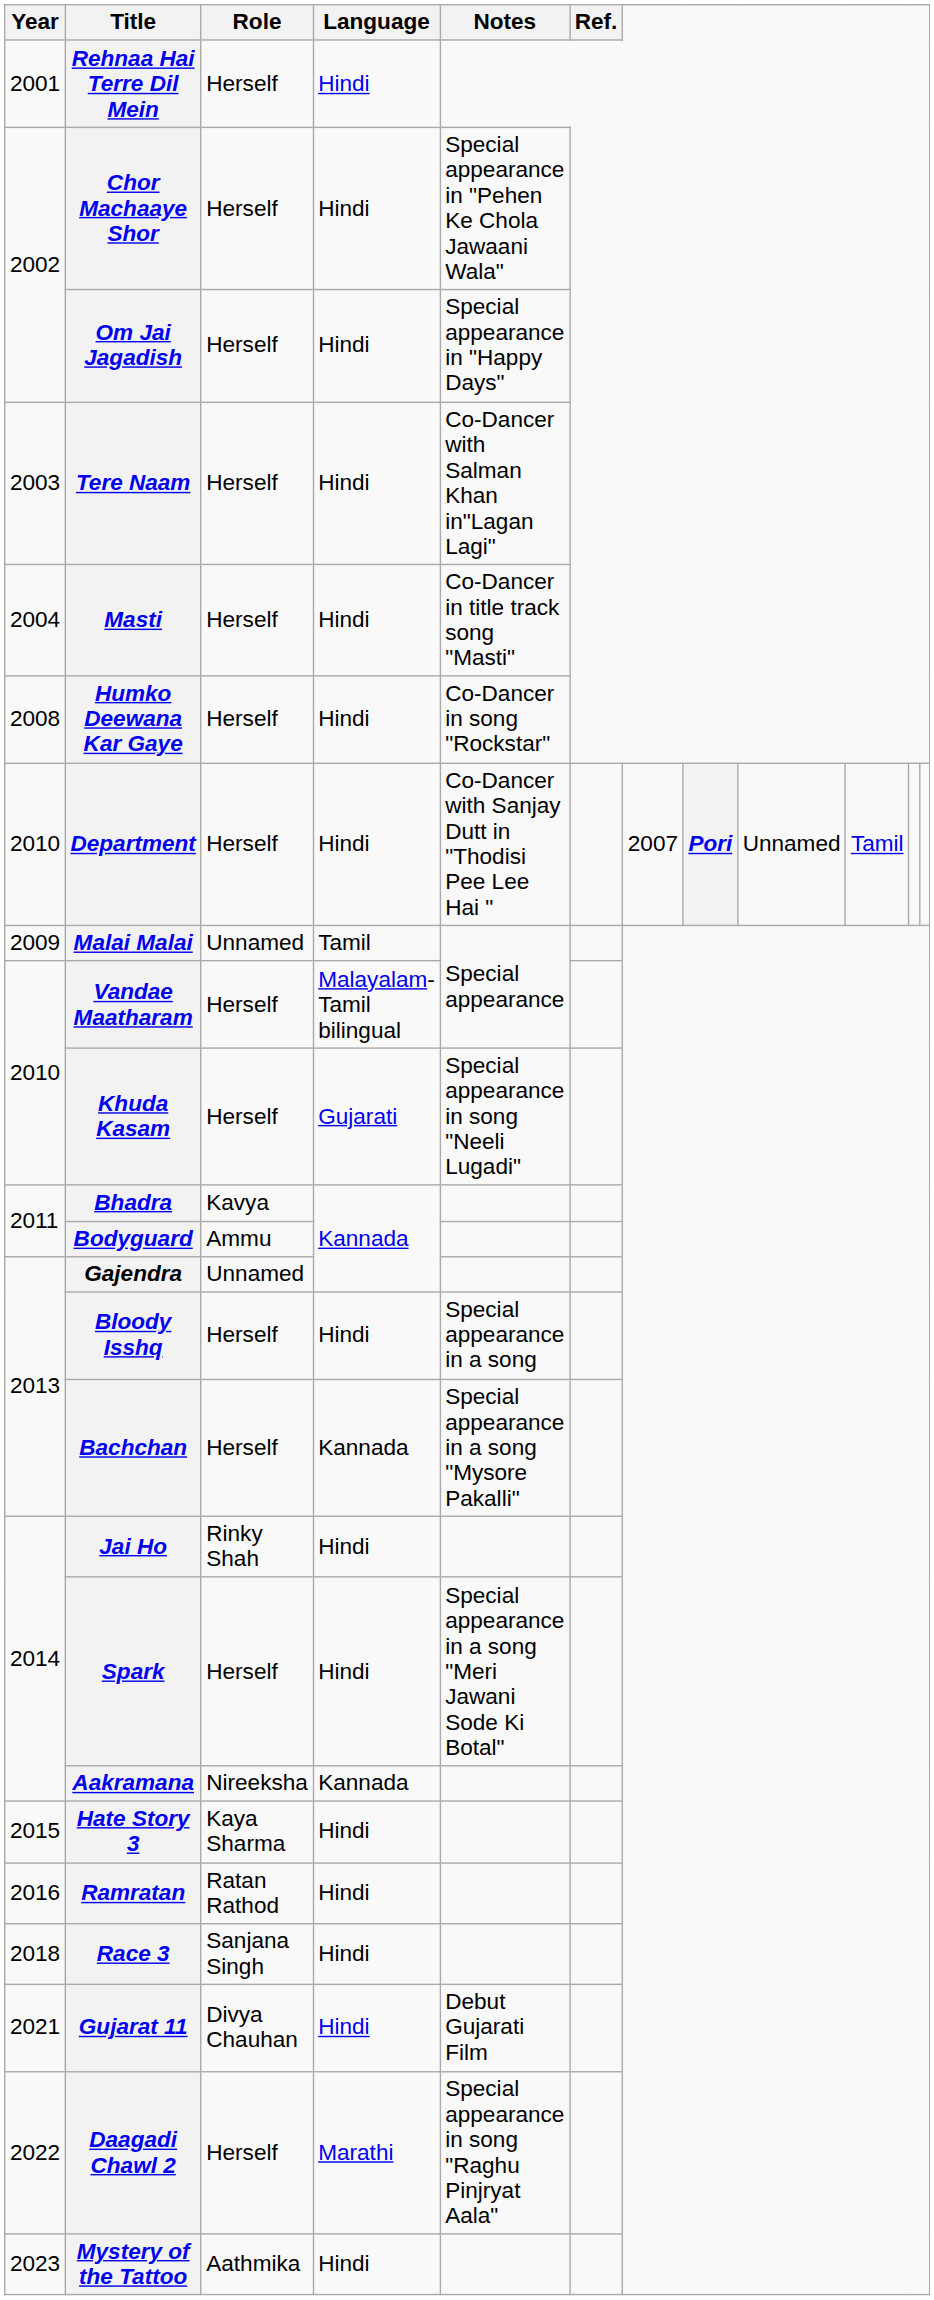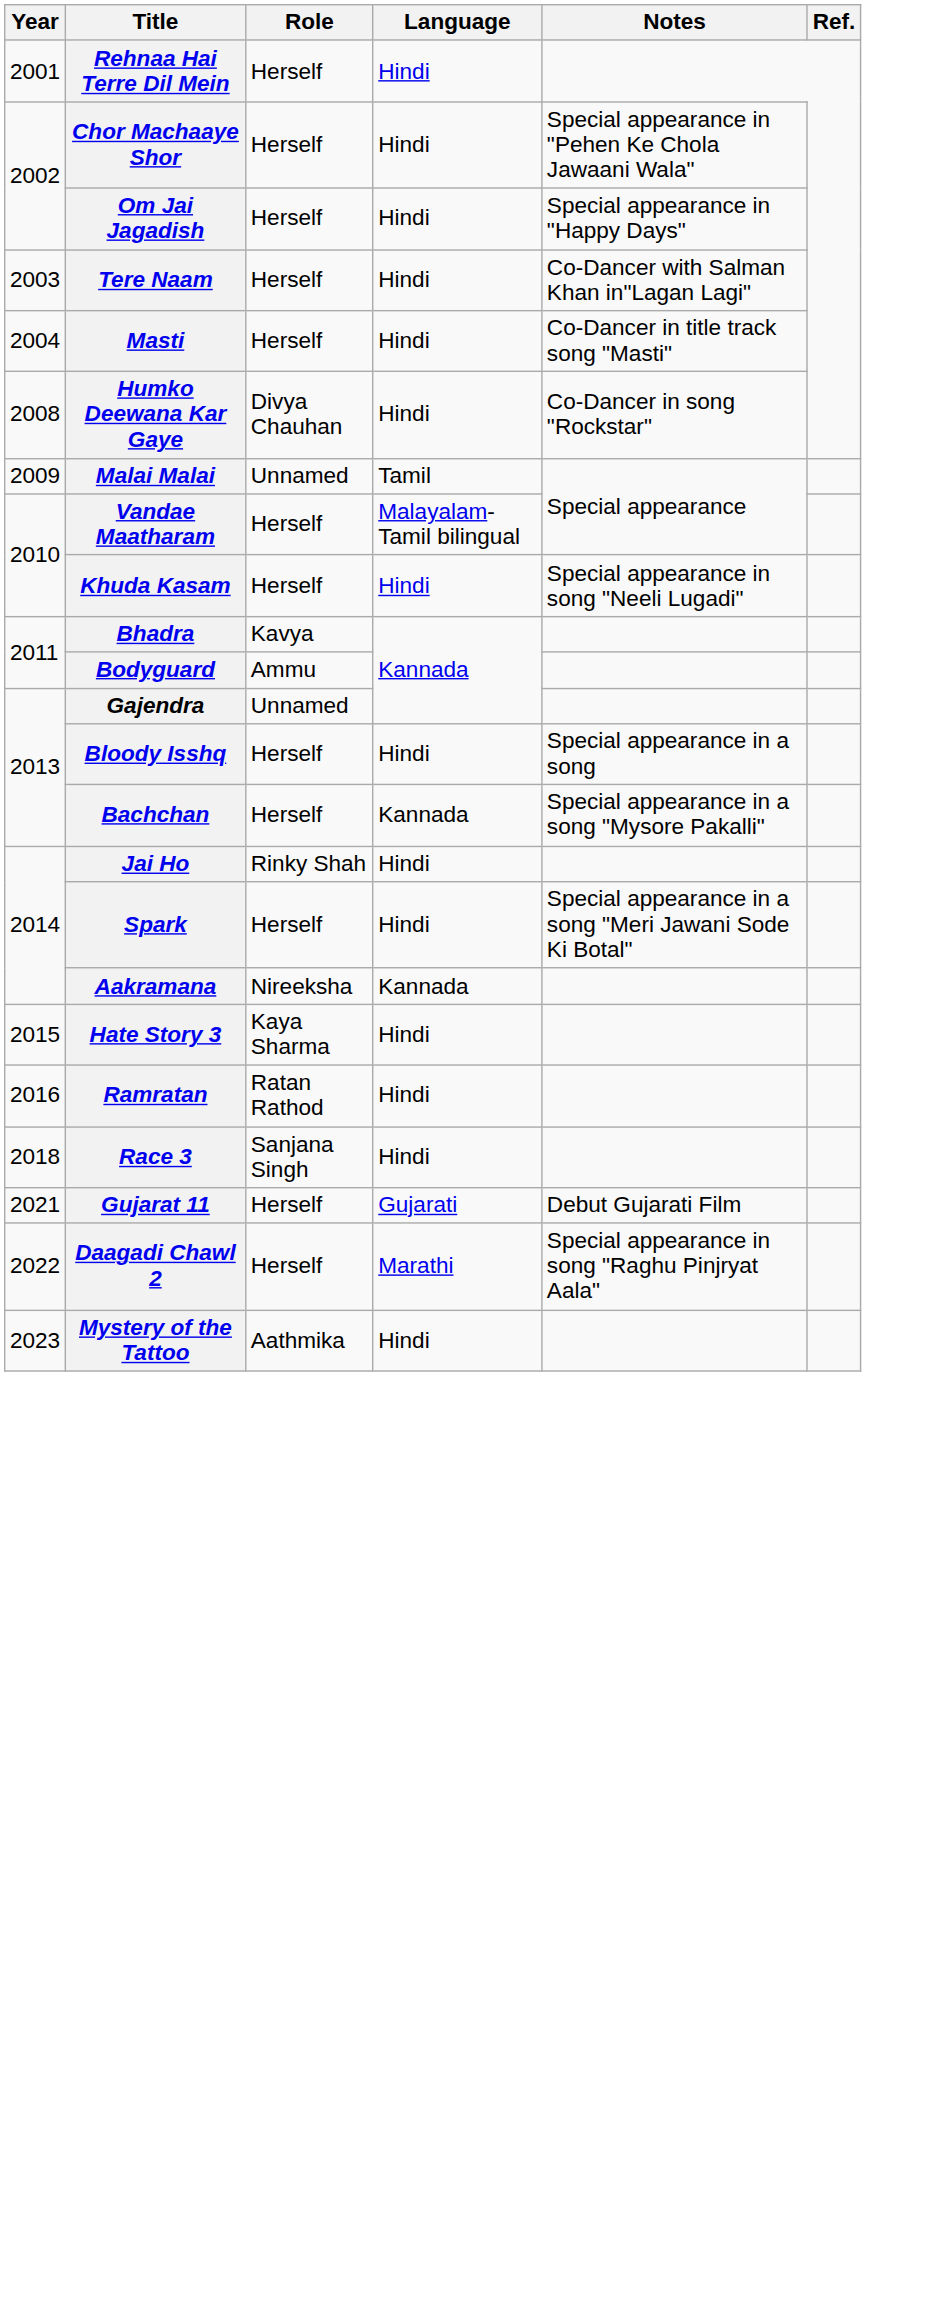(242, 719) Herself -> (297, 414) Divya Chauhan
- row: (133, 843)
(358, 1116) Gujarati -> (404, 585) Hindi
(252, 2027) Divya Chauhan -> (287, 1205) Herself
(344, 2027) Hindi -> (418, 1205) Gujarati
